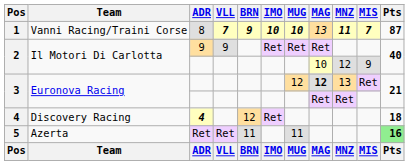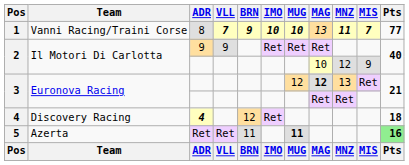(395, 30) 87 -> (395, 30) 77
(297, 134) normal -> (297, 134) bold
